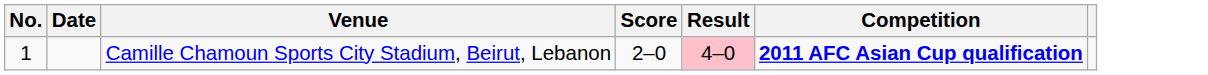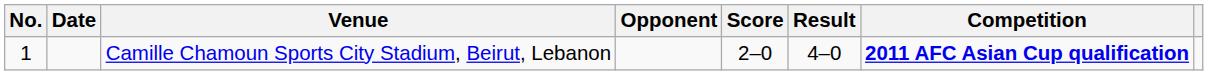+ column: (669, 20)
(718, 53) pink background -> (824, 53) no background
